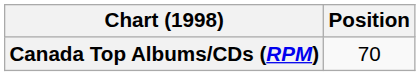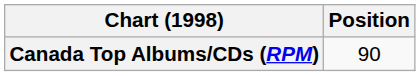(369, 53) 70 -> (369, 53) 90
